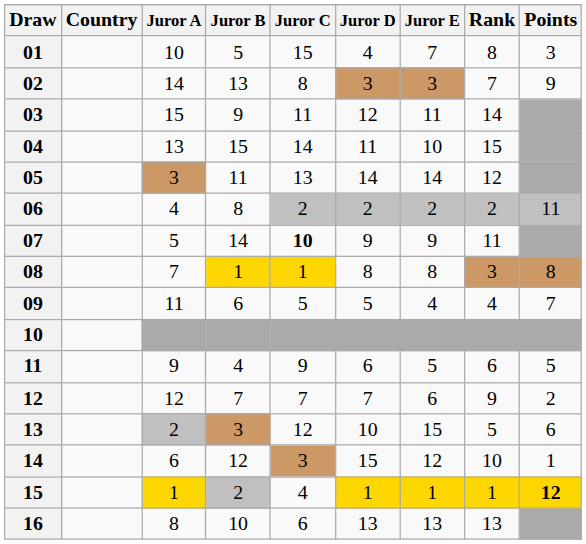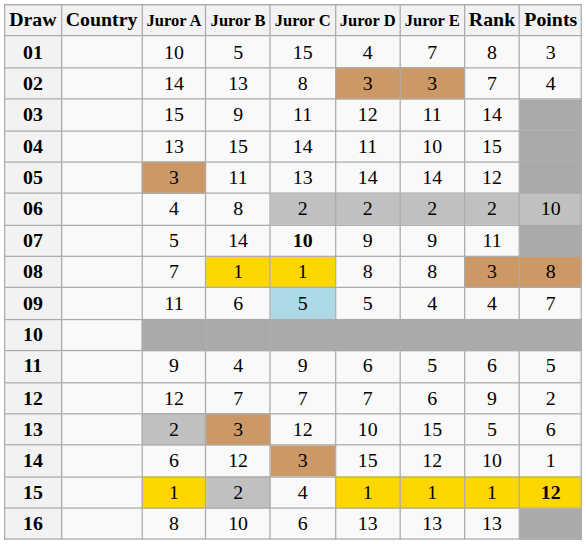(551, 83) 9 -> (551, 83) 4
(551, 209) 11 -> (551, 209) 10
(303, 303) no background -> (303, 303) lightblue background
